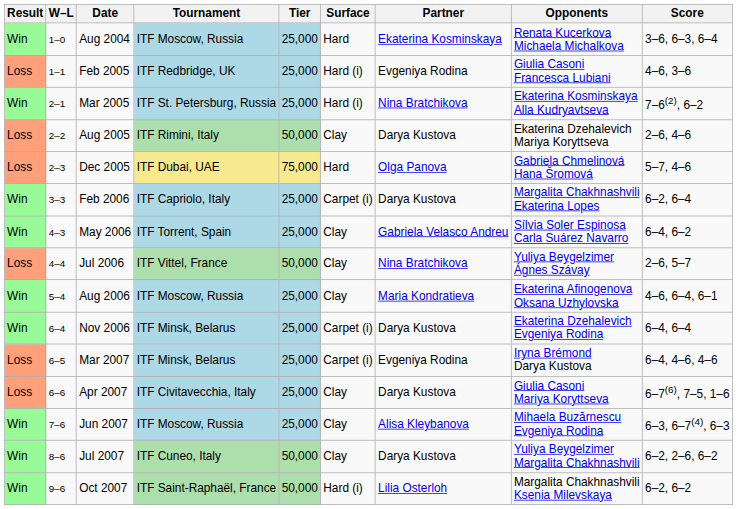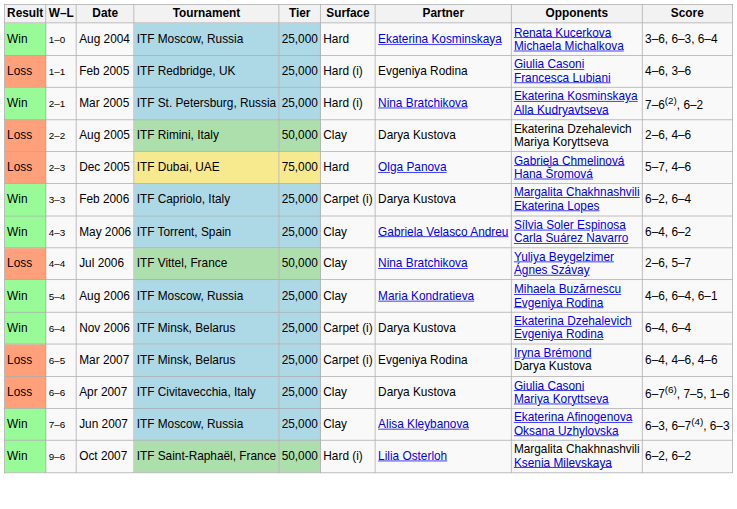(573, 296) Ekaterina Afinogenova Oksana Uzhylovska -> (568, 296) Mihaela Buzărnescu Evgeniya Rodina
(568, 424) Mihaela Buzărnescu Evgeniya Rodina -> (573, 424) Ekaterina Afinogenova Oksana Uzhylovska
- row: (102, 456)
